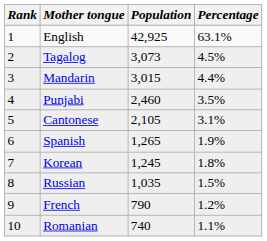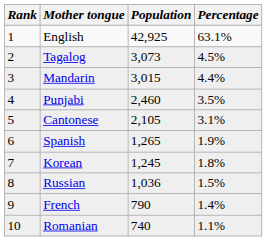(146, 183) 1,035 -> (146, 183) 1,036
(211, 204) 1.2% -> (211, 204) 1.4%
